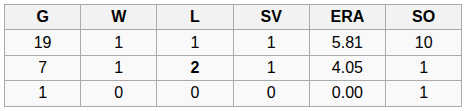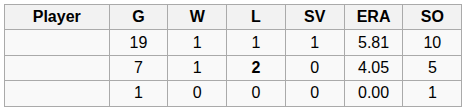+ column: (57, 17)
(271, 67) 1 -> (315, 67) 0
(424, 67) 1 -> (432, 67) 5
